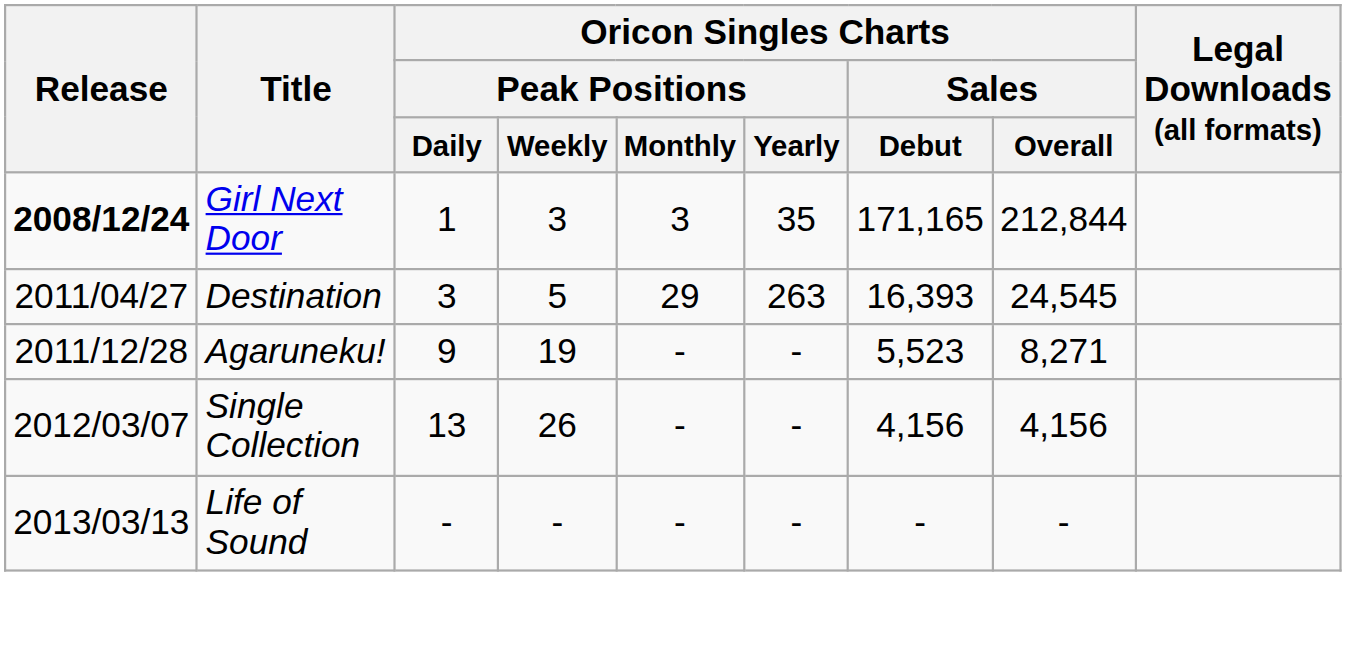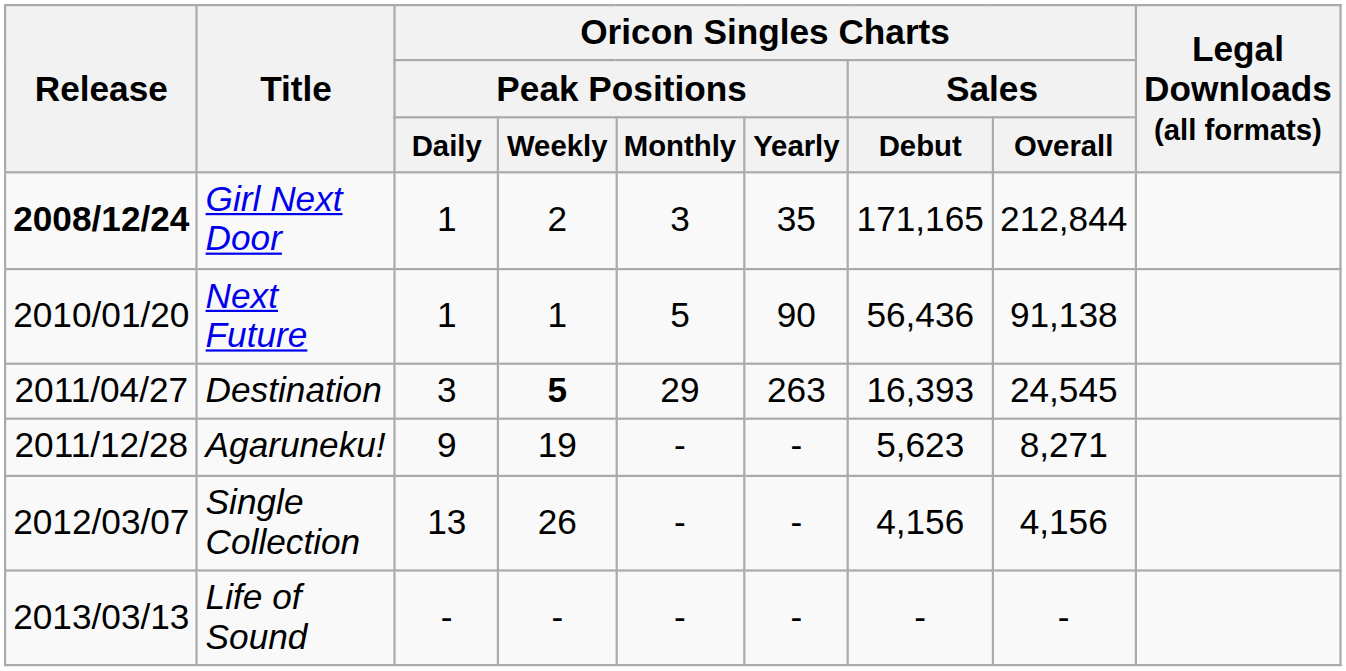(557, 219) 3 -> (557, 219) 2
+ row: (256, 315)
(557, 295) normal -> (557, 390) bold
(920, 351) 5,523 -> (920, 446) 5,623
